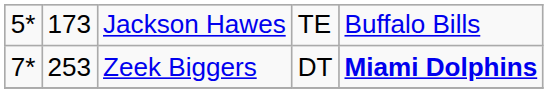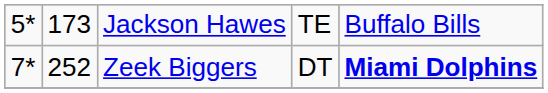(69, 66) 253 -> (69, 66) 252
